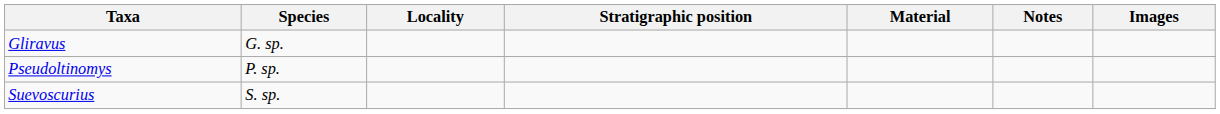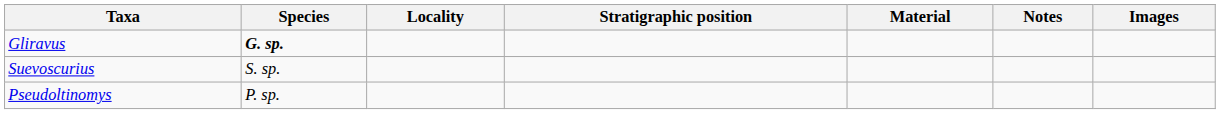(265, 43) normal -> (265, 43) bold
rows swapped: (51, 95) <-> (60, 69)
